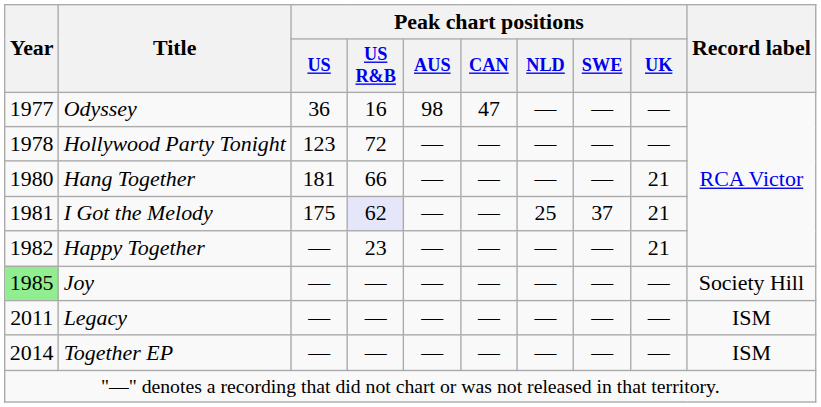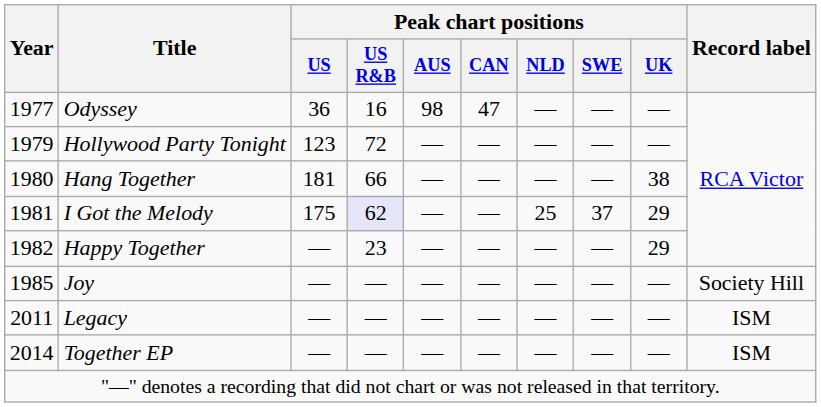(32, 143) 1978 -> (32, 143) 1979
(659, 178) 21 -> (659, 178) 38
(659, 213) 21 -> (659, 213) 29
(659, 248) 21 -> (659, 248) 29
(32, 282) lightgreen background -> (32, 282) no background
